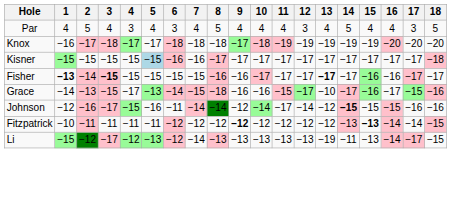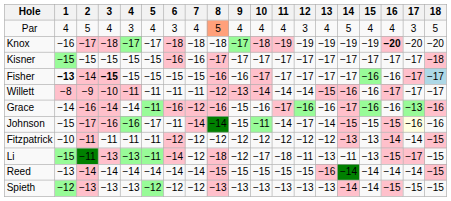(218, 28) no background -> (218, 28) lightsalmon background
(392, 44) normal -> (392, 44) bold
(153, 60) lightblue background -> (153, 60) no background
(327, 76) bold -> (327, 76) normal
(435, 76) no background -> (435, 76) lightblue background
+ row: (20, 92)
(88, 92) −13 -> (88, 108) −16
(109, 92) −15 -> (109, 108) −14
(131, 92) −17 -> (131, 108) −14
(153, 92) −13 -> (153, 108) −11
(174, 92) −14 -> (174, 108) −16
(196, 92) −15 -> (196, 108) −12
(218, 92) −18 -> (218, 108) −16
(240, 92) −16 -> (240, 108) −15
(283, 92) −15 -> (283, 108) −17
(305, 92) −17 -> (305, 108) −16
(327, 92) −10 -> (327, 108) −16
(392, 92) −17 -> (392, 108) −16
(414, 92) −15 -> (414, 108) −13
(66, 108) −12 -> (66, 124) −15
(88, 108) −16 -> (88, 124) −17
(109, 108) −17 -> (109, 124) −16
(131, 108) −15 -> (131, 124) −16
(153, 108) −16 -> (153, 124) −17
(240, 108) −12 -> (240, 124) −15
(261, 108) −14 -> (261, 124) −11
(283, 108) −17 -> (283, 124) −14
(305, 108) −14 -> (305, 124) −17
(327, 108) −12 -> (327, 124) −14
(348, 108) bold -> (348, 124) normal
(414, 108) no background -> (414, 124) lightyellow background
(240, 124) bold -> (240, 140) normal
(370, 124) bold -> (370, 140) normal
(88, 140) −12 -> (88, 156) −11
(109, 140) −17 -> (109, 156) −13
(131, 140) −12 -> (131, 156) −13
(153, 140) −13 -> (153, 156) −11
(174, 140) −12 -> (174, 156) −14
(196, 140) −14 -> (196, 156) −12
(218, 140) −13 -> (218, 156) −18
(240, 140) −13 -> (240, 156) −12
(261, 140) −13 -> (261, 156) −17
(283, 140) −13 -> (283, 156) −18
(305, 140) −13 -> (305, 156) −11
(327, 140) −19 -> (327, 156) −13
(392, 140) −14 -> (392, 156) −15
+ row: (19, 172)
+ row: (21, 188)
